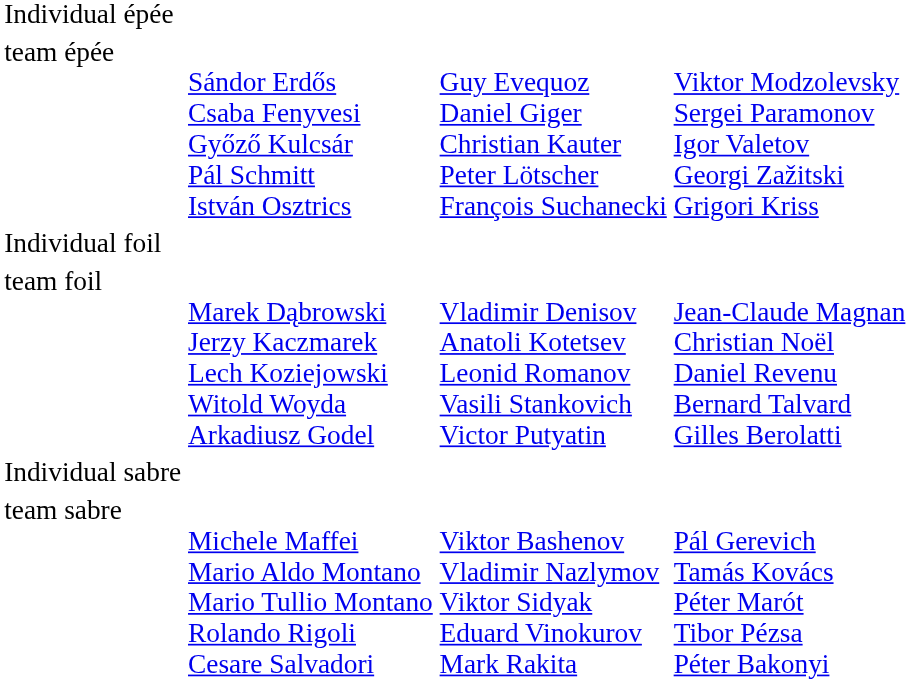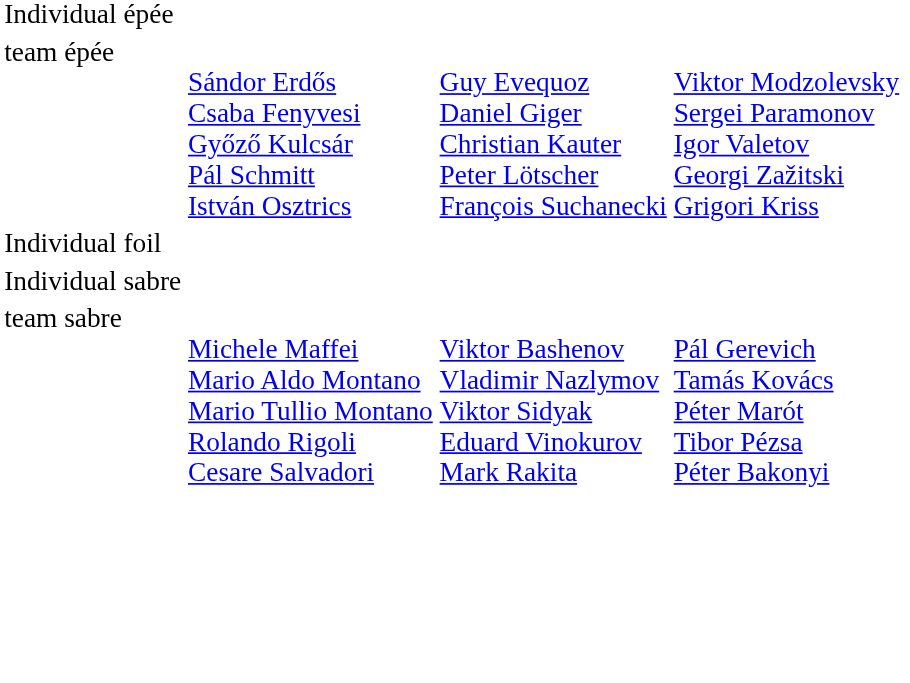- row: (53, 280)
